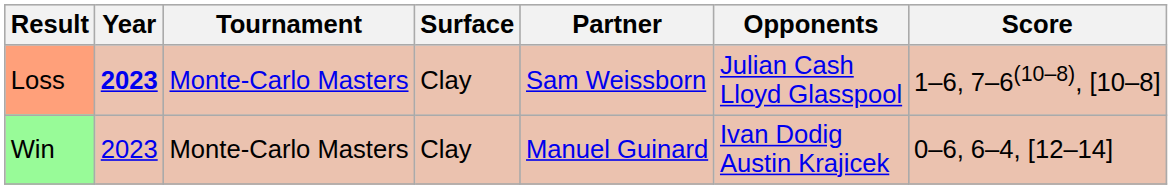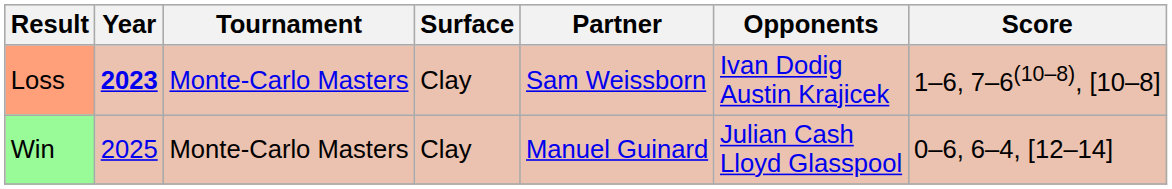(811, 79) Julian Cash Lloyd Glasspool -> (805, 79) Ivan Dodig Austin Krajicek
(129, 149) 2023 -> (129, 149) 2025
(805, 149) Ivan Dodig Austin Krajicek -> (811, 149) Julian Cash Lloyd Glasspool
